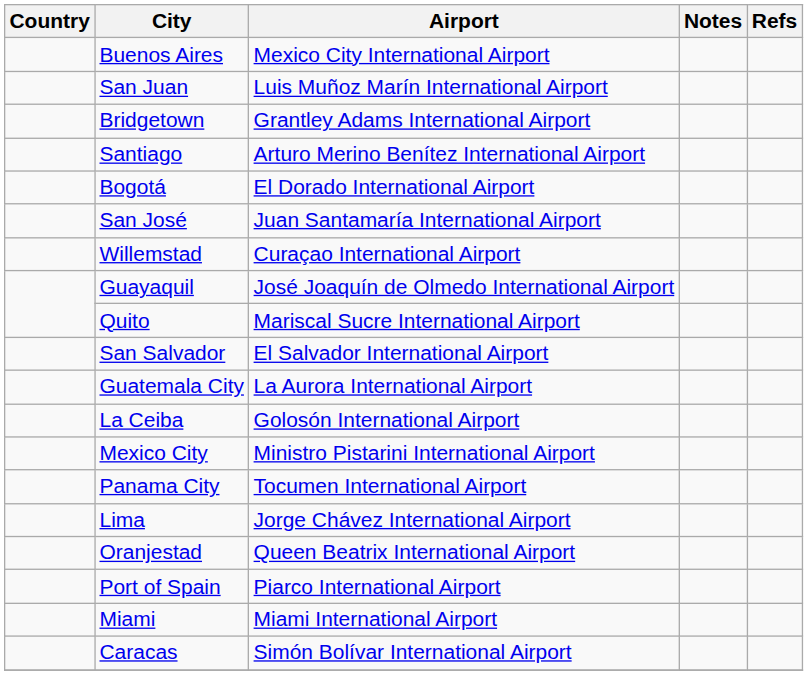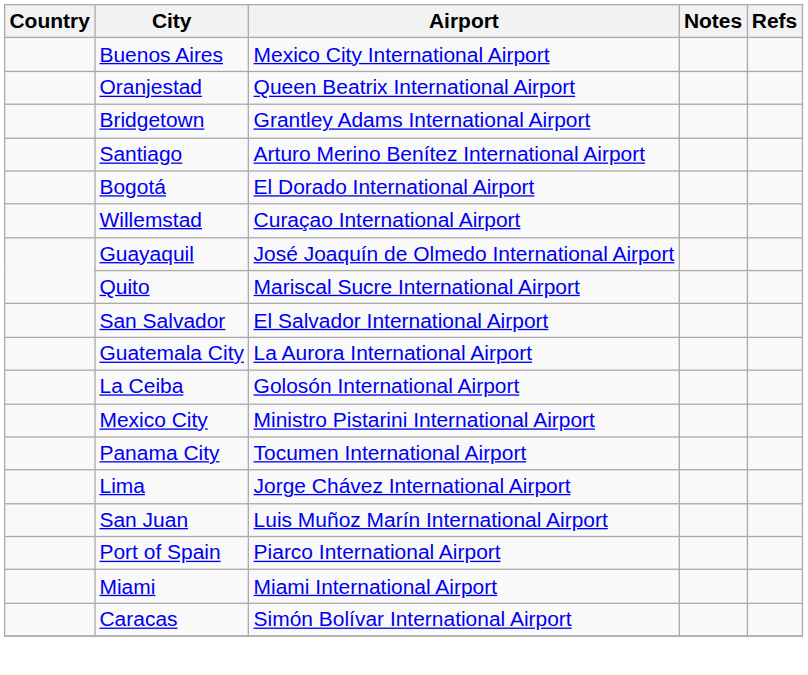rows swapped: (151, 552) <-> (144, 87)
- row: (143, 220)
